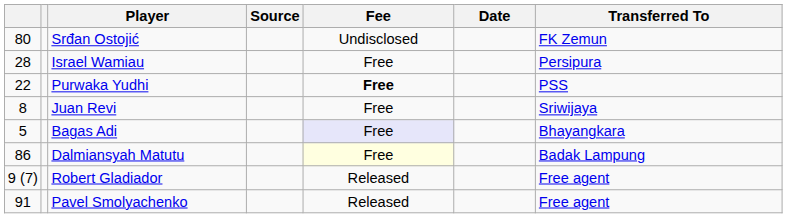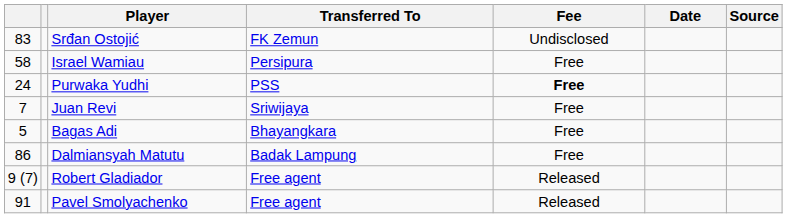columns swapped: (659, 16) <-> (275, 16)
(23, 39) 80 -> (23, 39) 83
(23, 62) 28 -> (23, 62) 58
(23, 86) 22 -> (23, 86) 24
(23, 109) 8 -> (23, 109) 7
(378, 132) lavender background -> (569, 132) no background
(378, 155) lightyellow background -> (569, 155) no background
